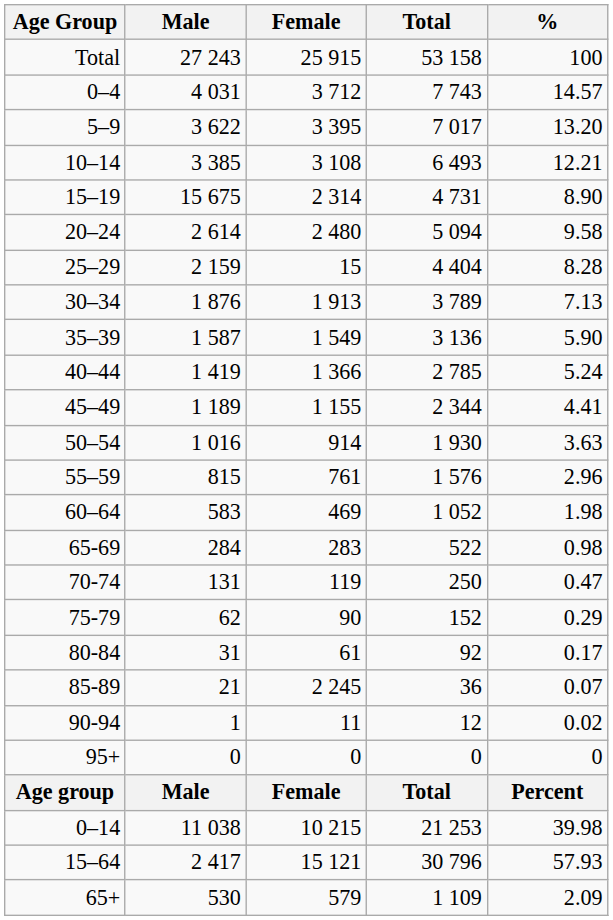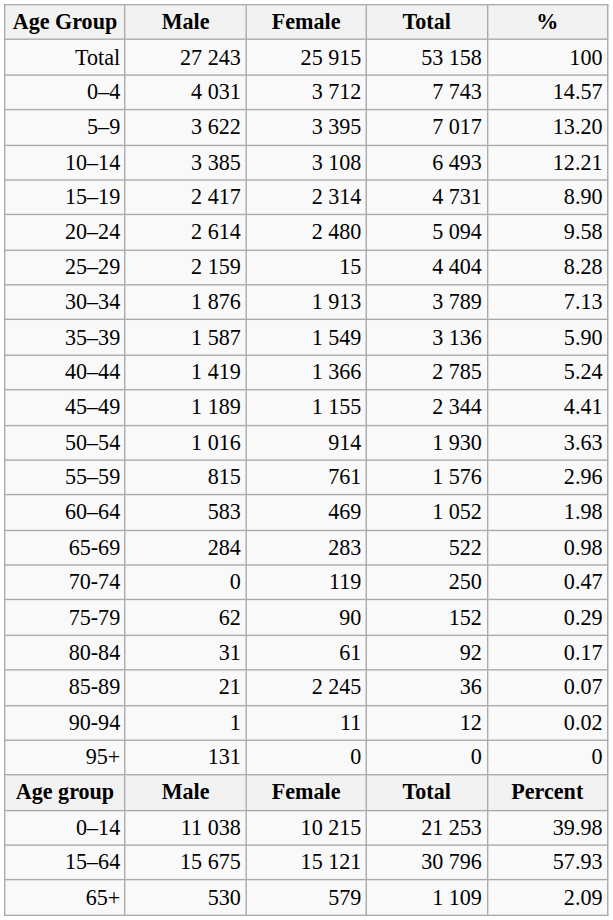(210, 197) 15 675 -> (216, 197) 2 417
(224, 582) 131 -> (235, 582) 0
(235, 757) 0 -> (224, 757) 131
(216, 862) 2 417 -> (210, 862) 15 675
